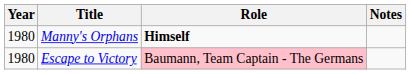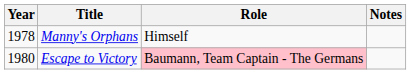(21, 36) 1980 -> (21, 36) 1978
(167, 36) bold -> (166, 36) normal
